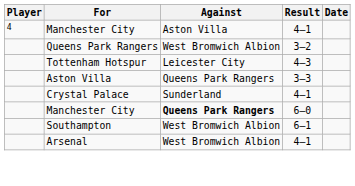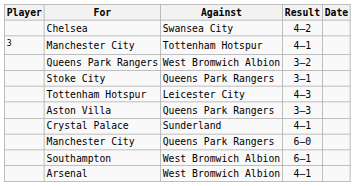+ row: (67, 28)
(9, 27) 4 -> (9, 43) 3
(195, 29) Aston Villa -> (213, 45) Tottenham Hotspur
+ row: (76, 78)
(219, 110) bold -> (219, 142) normal
